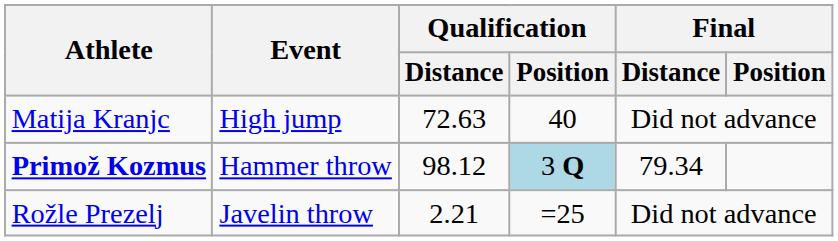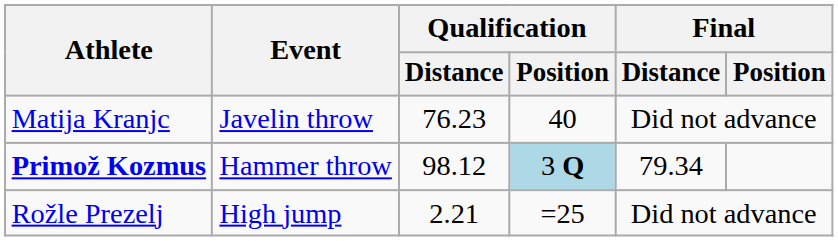(280, 119) High jump -> (296, 119) Javelin throw
(454, 119) 72.63 -> (454, 119) 76.23
(296, 212) Javelin throw -> (280, 212) High jump
